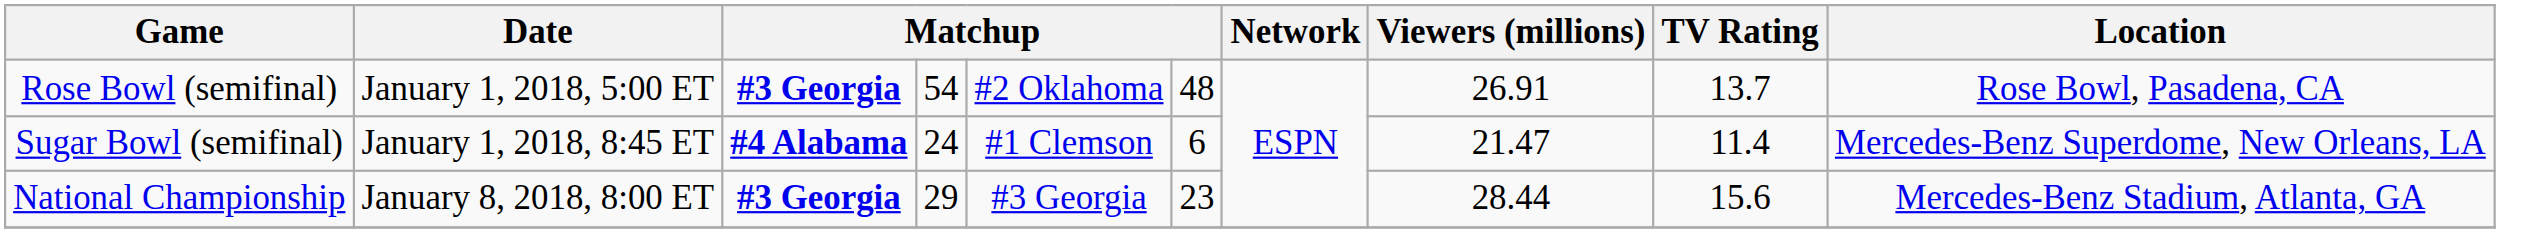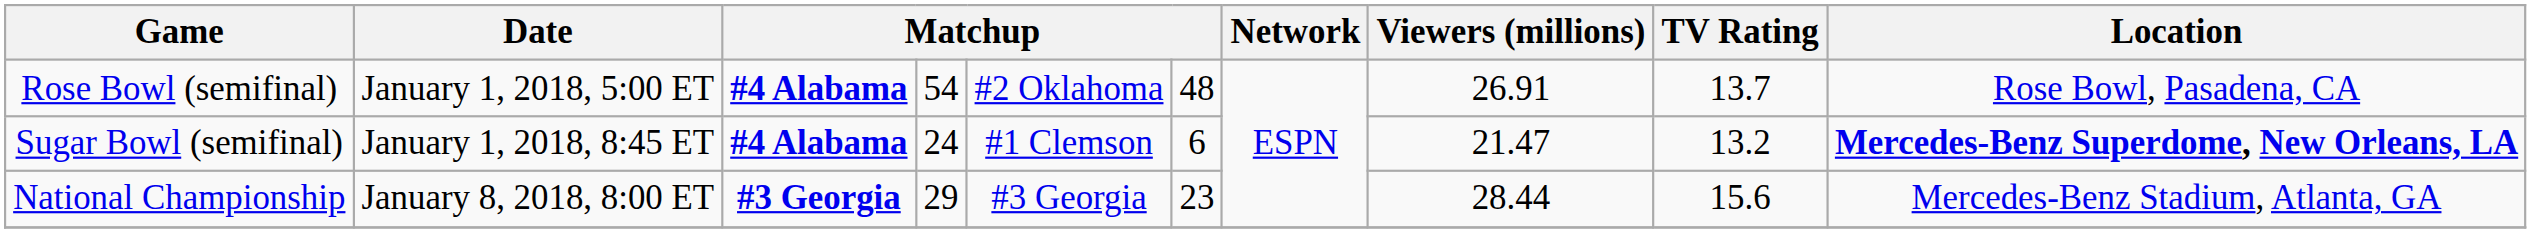(819, 87) #3 Georgia -> (819, 87) #4 Alabama
(1740, 142) 11.4 -> (1740, 142) 13.2
(2160, 142) normal -> (2177, 142) bold
